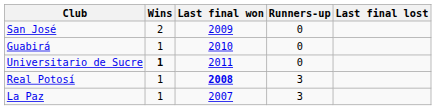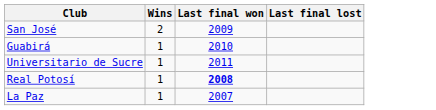- column: (300, 13)
(160, 63) bold -> (160, 63) normal
